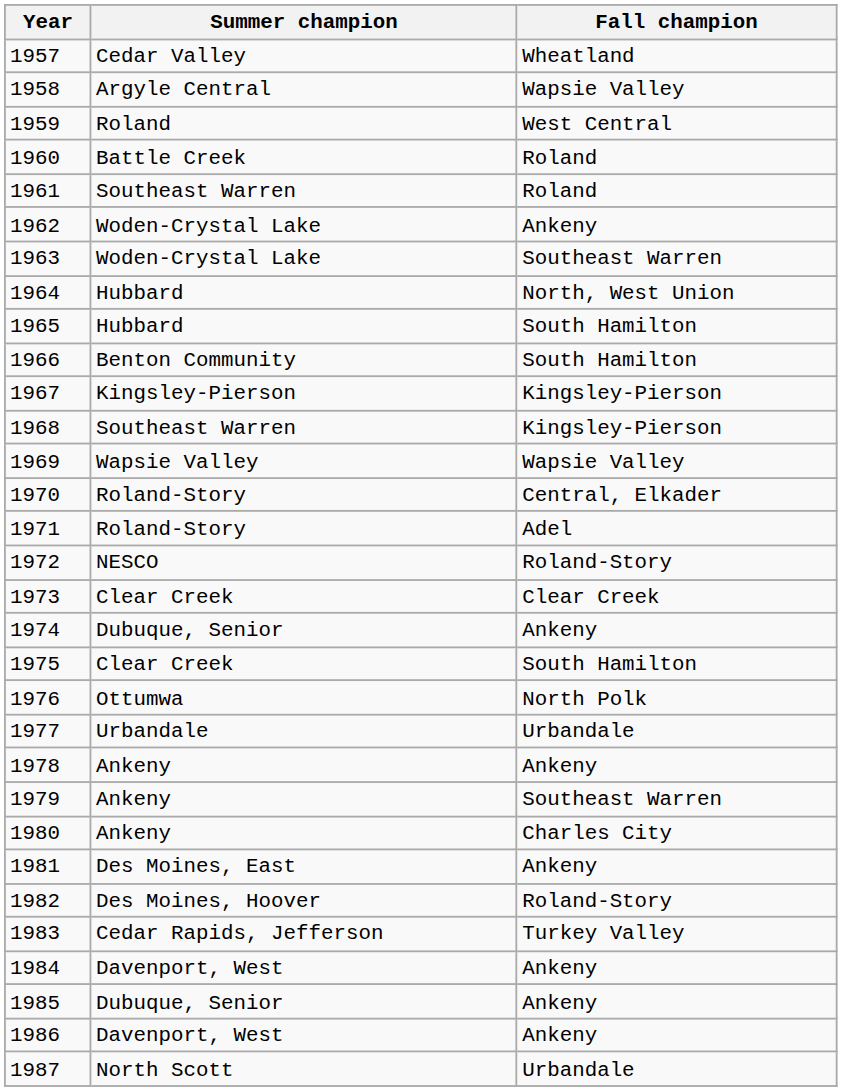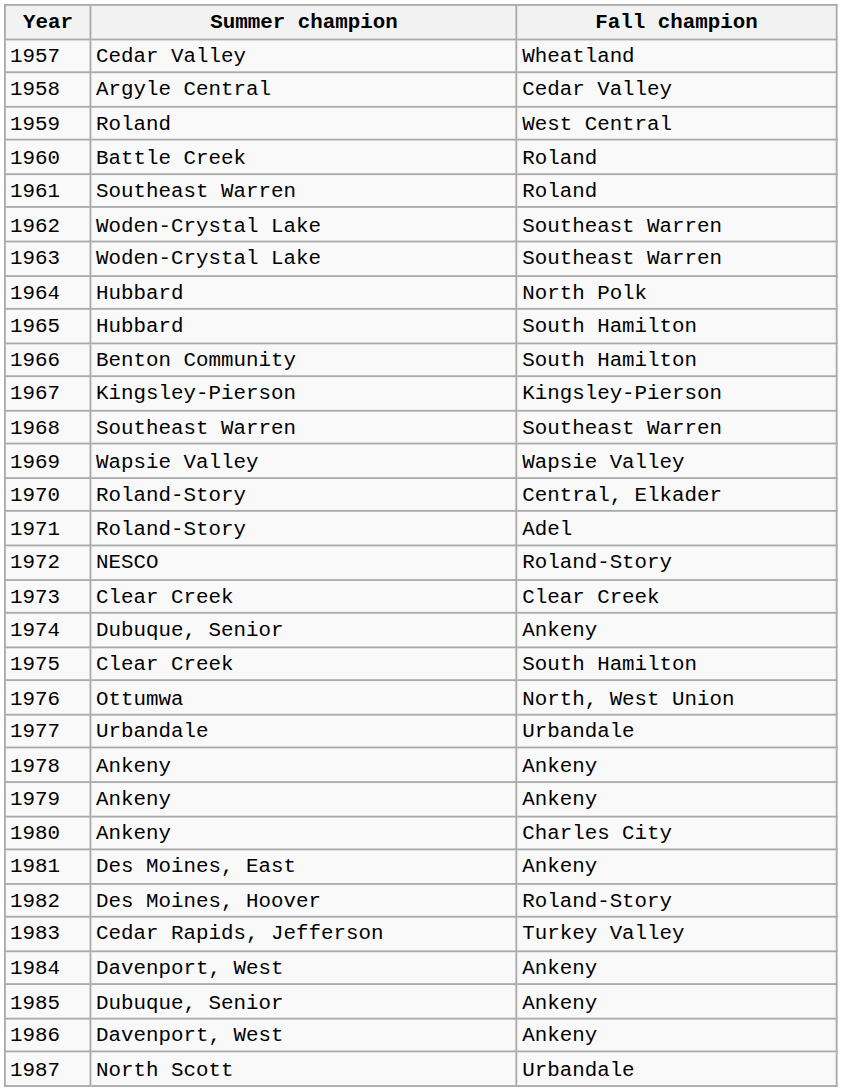(603, 90) Wapsie Valley -> (597, 90) Cedar Valley
(560, 225) Ankeny -> (622, 225) Southeast Warren
(628, 293) North, West Union -> (585, 293) North Polk
(622, 428) Kingsley-Pierson -> (622, 428) Southeast Warren
(585, 698) North Polk -> (628, 698) North, West Union
(622, 799) Southeast Warren -> (560, 799) Ankeny
